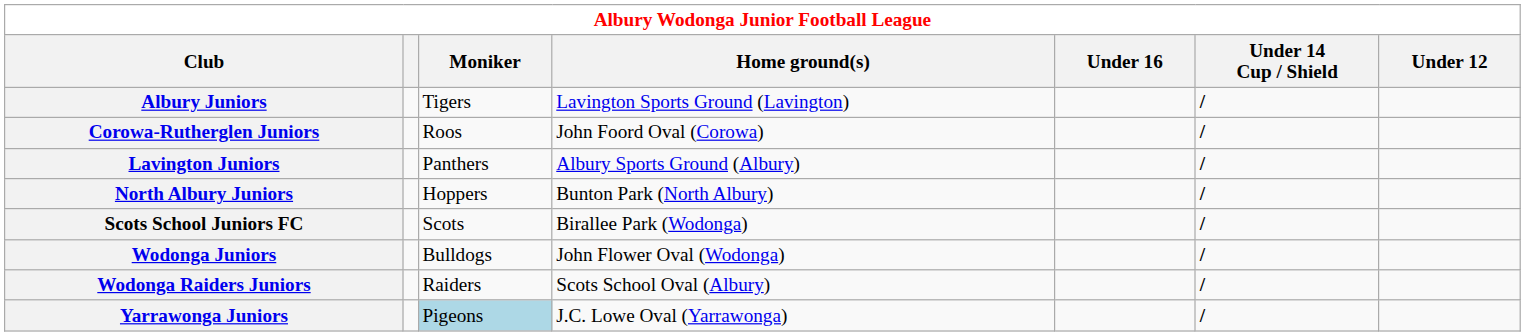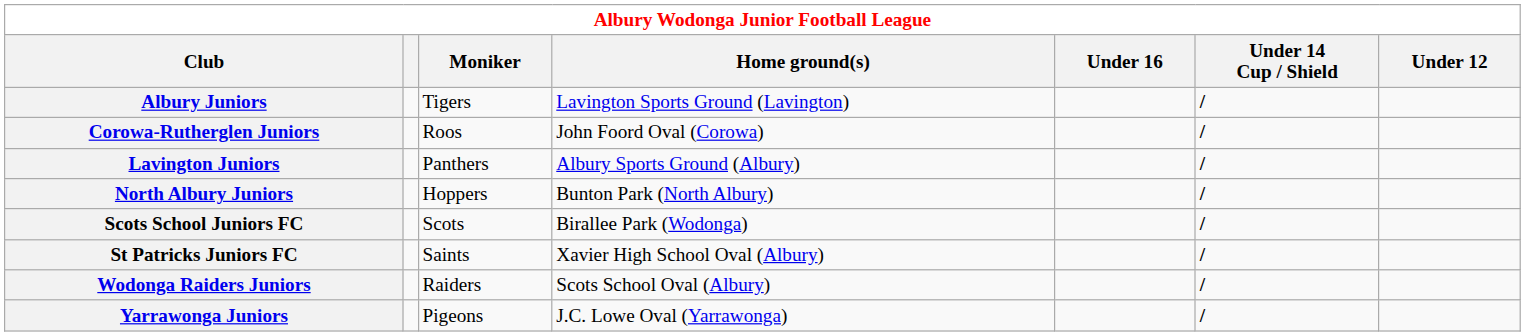+ row: (204, 254)
- row: (204, 254)
(453, 315) lightblue background -> (453, 315) no background
